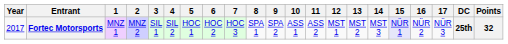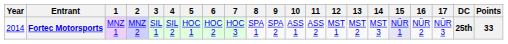(15, 28) 2017 -> (15, 28) 2014
(489, 28) 32 -> (489, 28) 33
